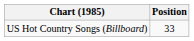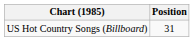(169, 28) 33 -> (169, 28) 31
